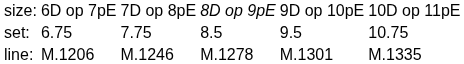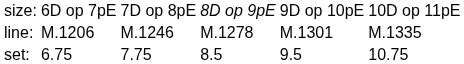rows swapped: (17, 32) <-> (19, 54)
